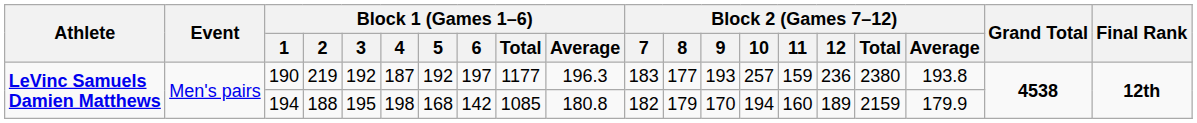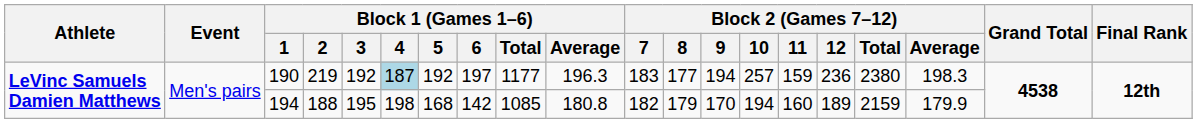(399, 76) no background -> (399, 76) lightblue background
(721, 76) 193 -> (721, 76) 194
(945, 76) 193.8 -> (945, 76) 198.3
